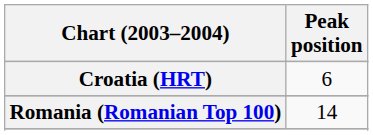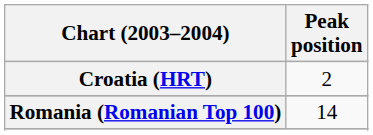(327, 78) 6 -> (327, 78) 2
